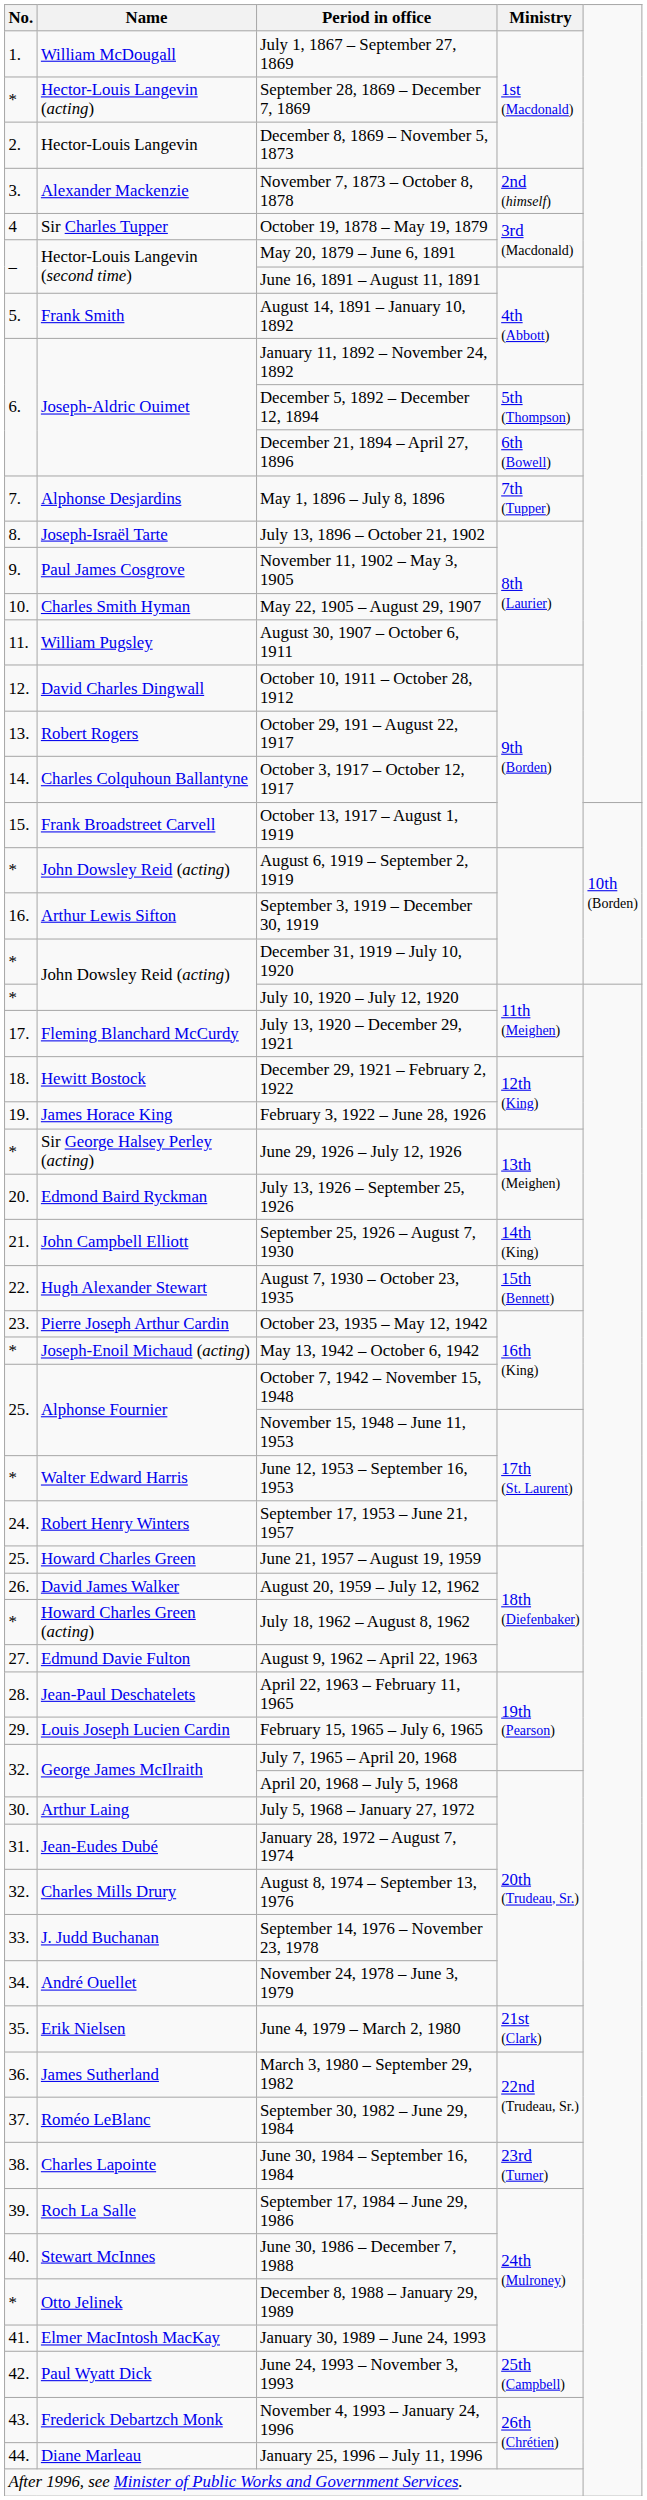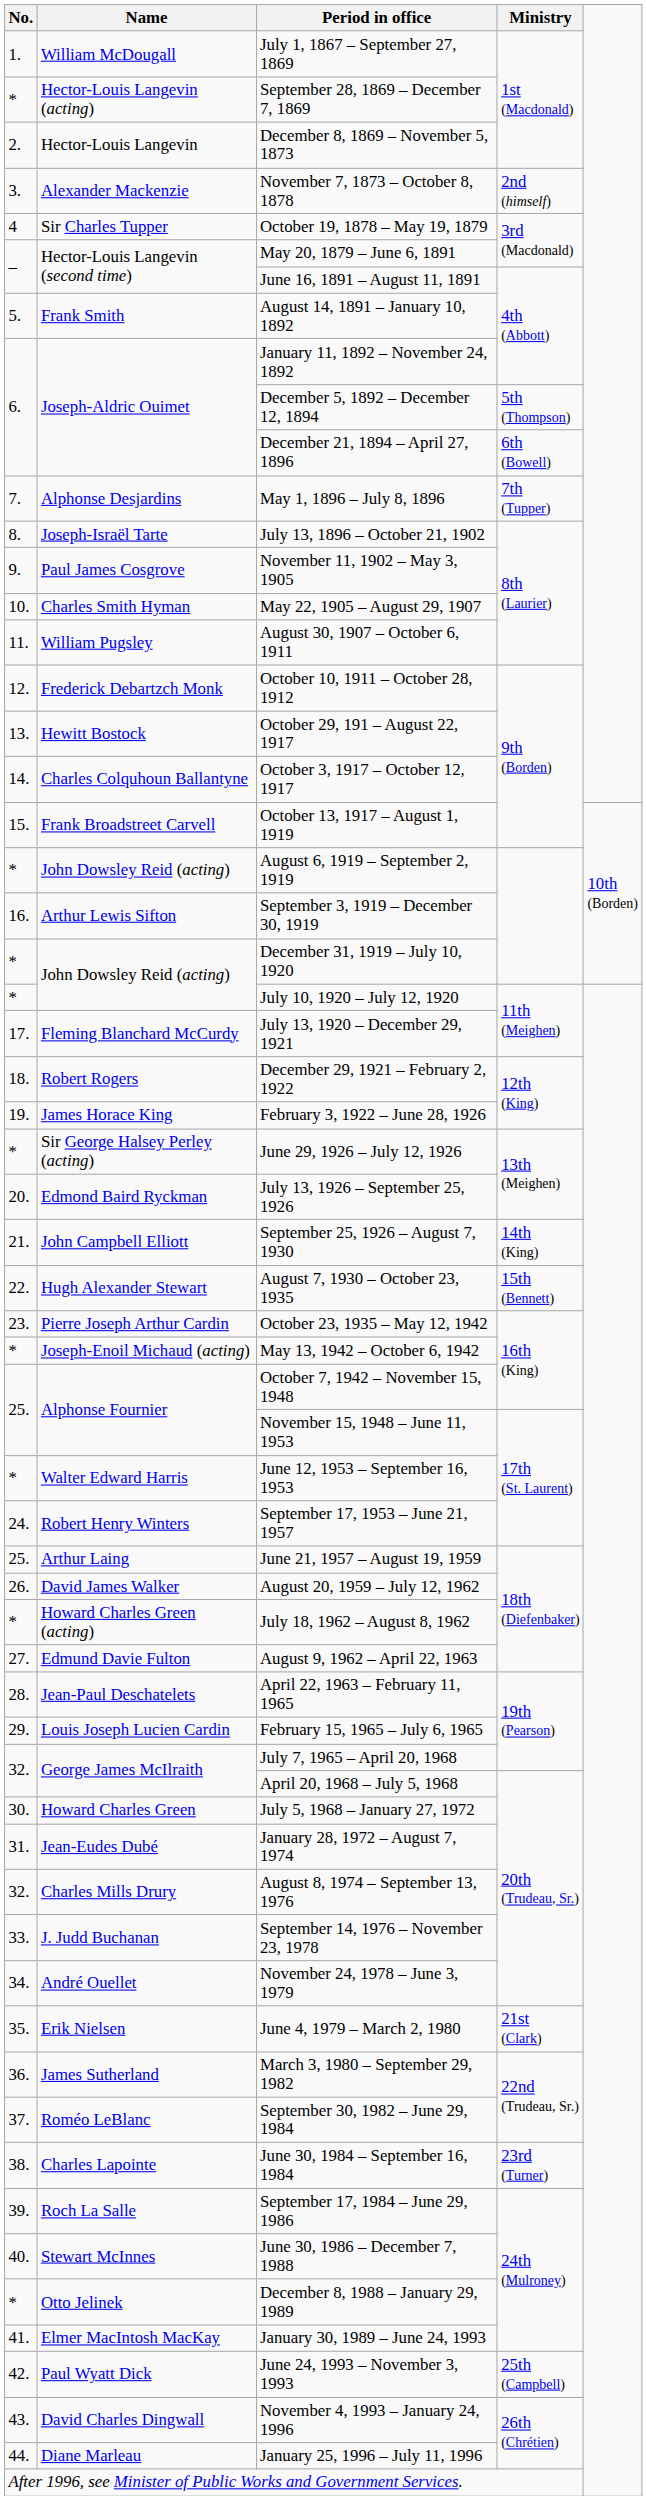(123, 688) David Charles Dingwall -> (132, 688) Frederick Debartzch Monk
(90, 733) Robert Rogers -> (93, 733) Hewitt Bostock
(93, 1079) Hewitt Bostock -> (90, 1079) Robert Rogers
(118, 1559) Howard Charles Green -> (85, 1559) Arthur Laing
(85, 1810) Arthur Laing -> (118, 1810) Howard Charles Green
(132, 2419) Frederick Debartzch Monk -> (123, 2419) David Charles Dingwall
